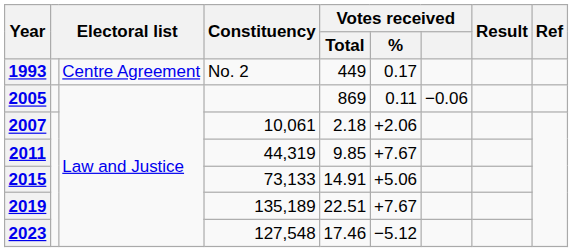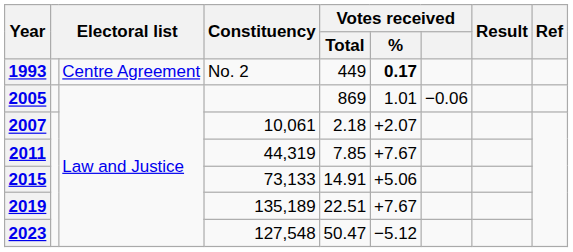(401, 72) normal -> (401, 72) bold
(401, 99) 0.11 -> (401, 99) 1.01
(396, 126) +2.06 -> (396, 126) +2.07
(350, 153) 9.85 -> (350, 153) 7.85
(345, 233) 17.46 -> (345, 233) 50.47
